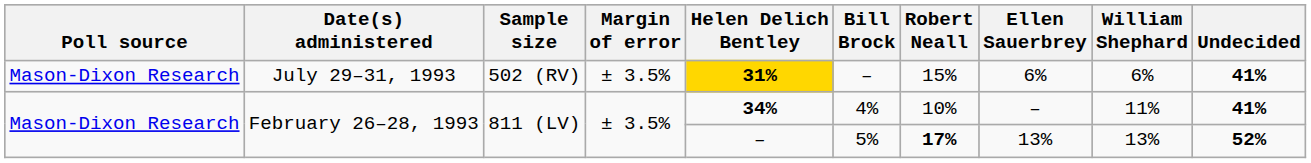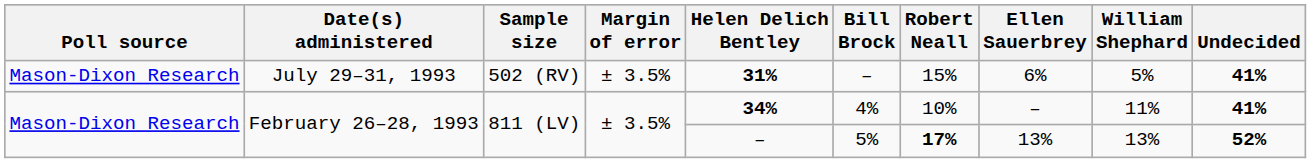(760, 76) gold background -> (760, 76) no background
(1142, 76) 6% -> (1142, 76) 5%
